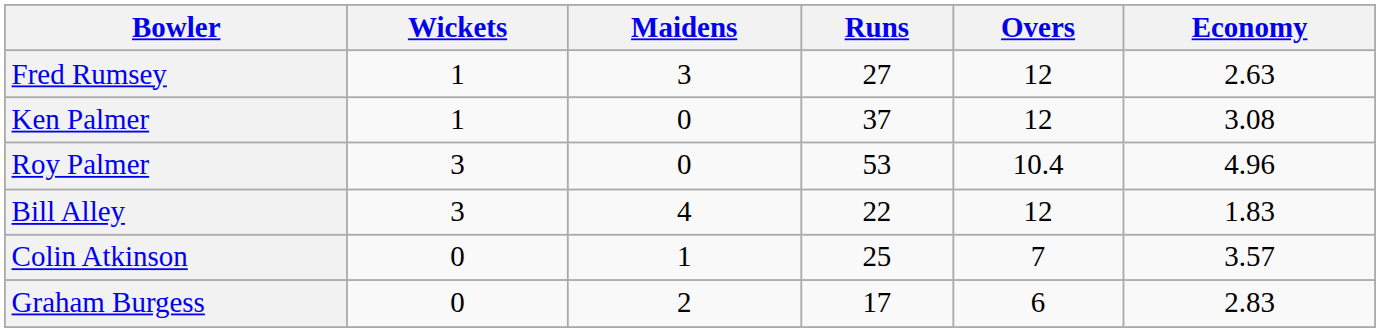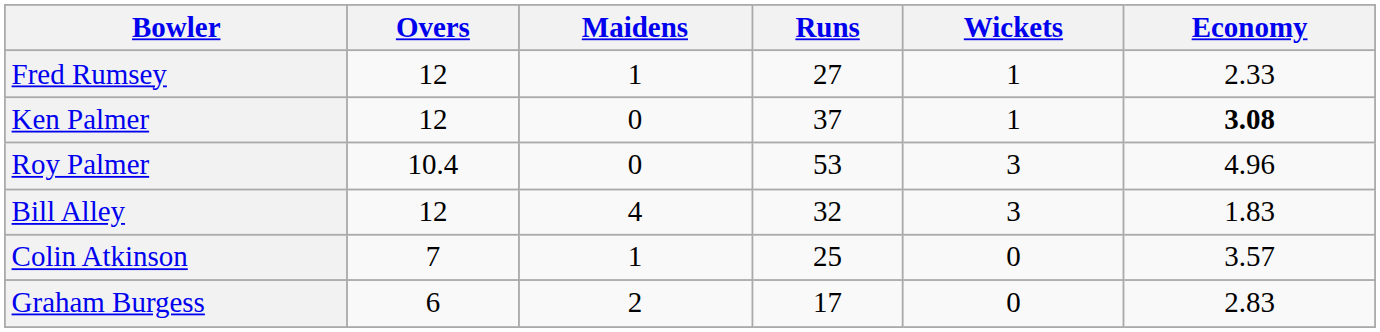columns swapped: (1038, 27) <-> (458, 27)
(684, 73) 3 -> (635, 73) 1
(1250, 73) 2.63 -> (1250, 73) 2.33
(1250, 119) normal -> (1250, 119) bold
(877, 211) 22 -> (828, 211) 32
